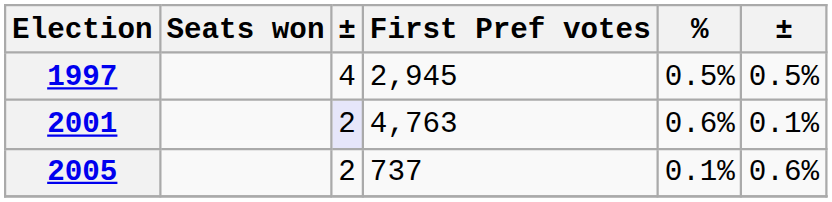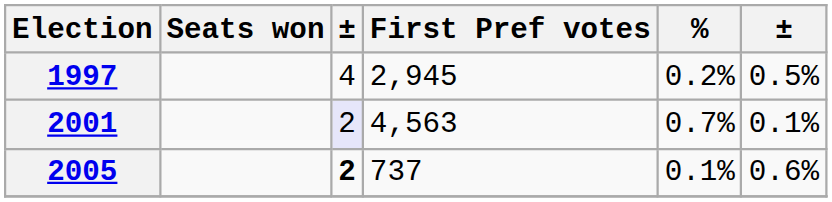(700, 77) 0.5% -> (700, 77) 0.2%
(414, 124) 4,763 -> (414, 124) 4,563
(700, 124) 0.6% -> (700, 124) 0.7%
(347, 172) normal -> (347, 172) bold
